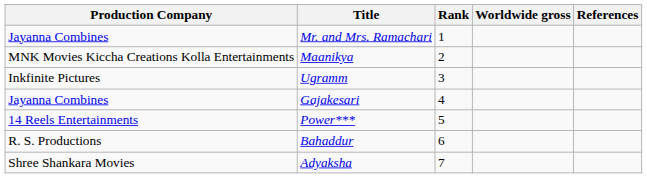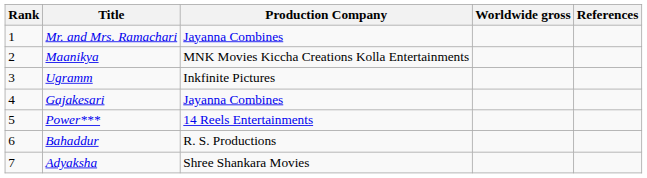columns swapped: (454, 15) <-> (151, 15)
